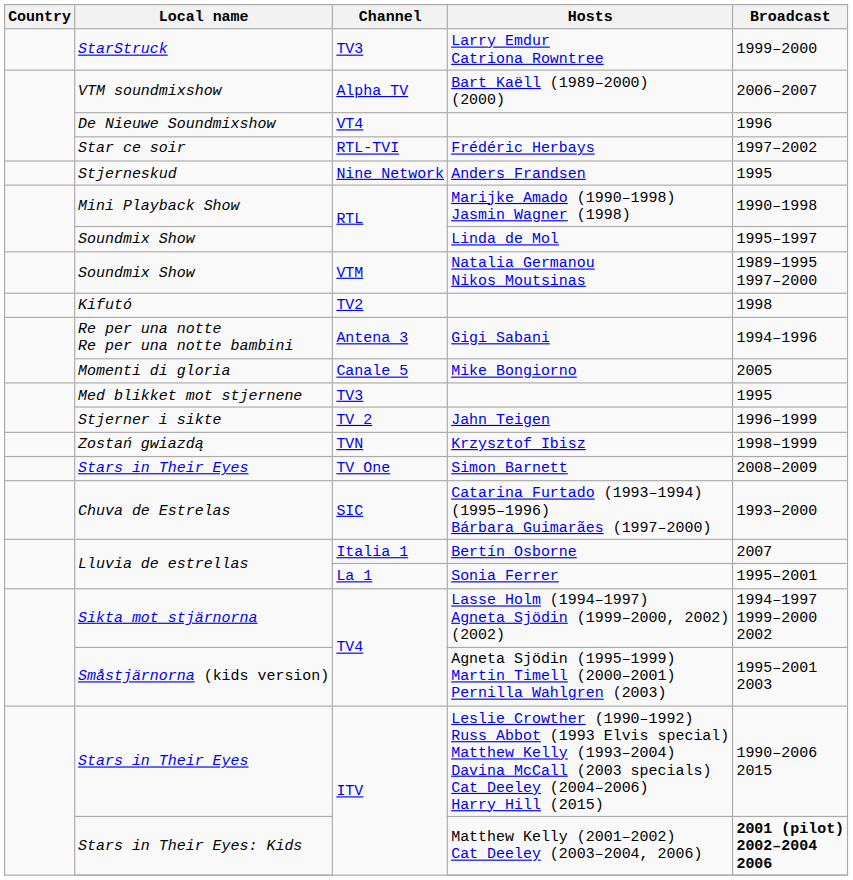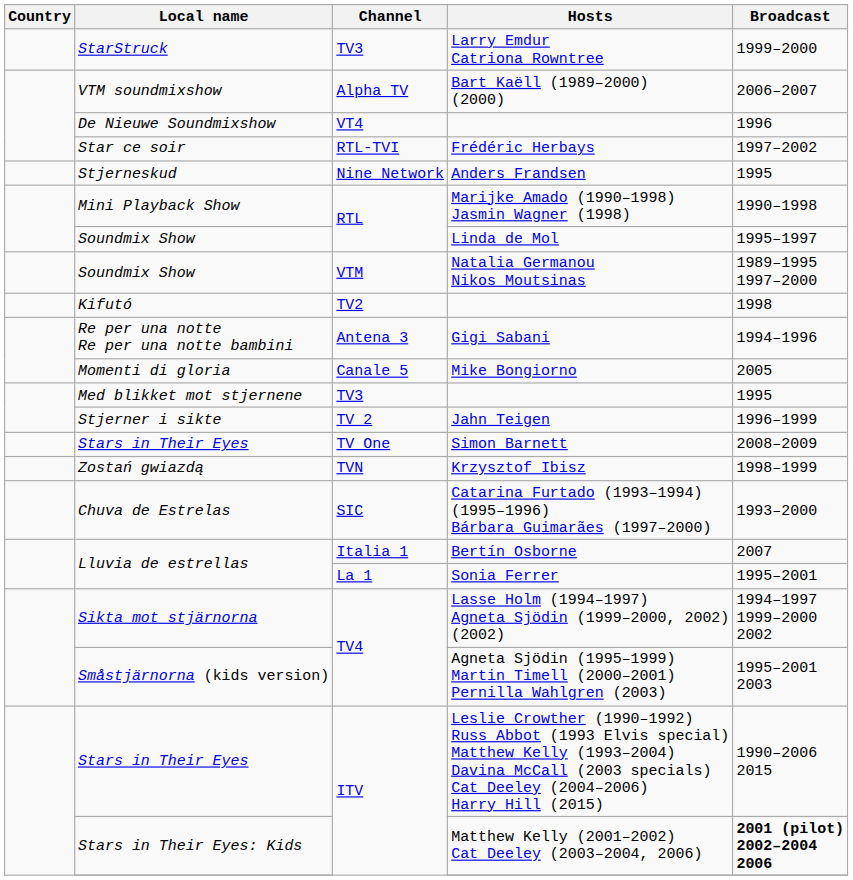rows swapped: (163, 468) <-> (141, 444)
